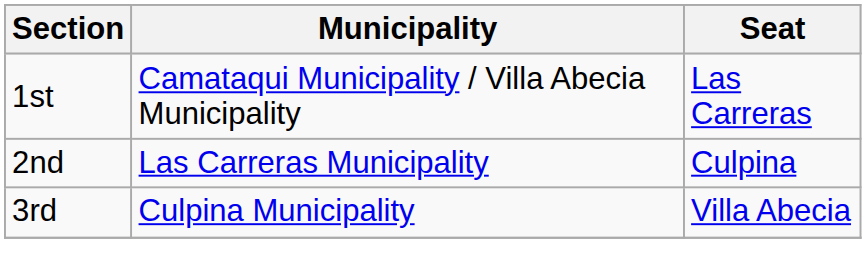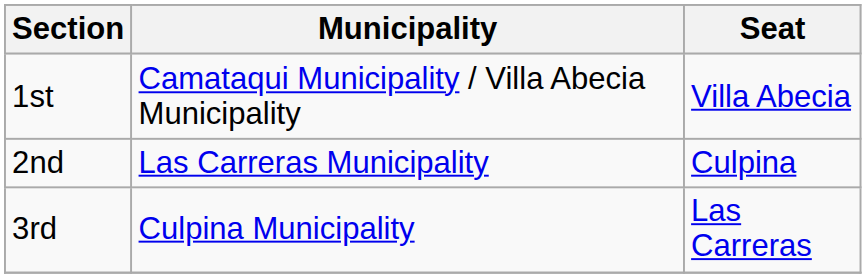(751, 95) Las Carreras -> (771, 95) Villa Abecia
(771, 211) Villa Abecia -> (751, 229) Las Carreras
